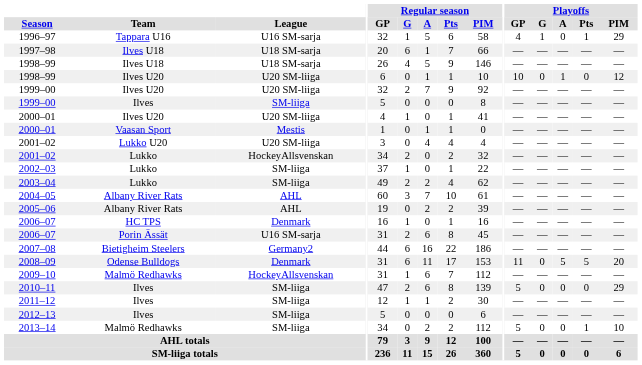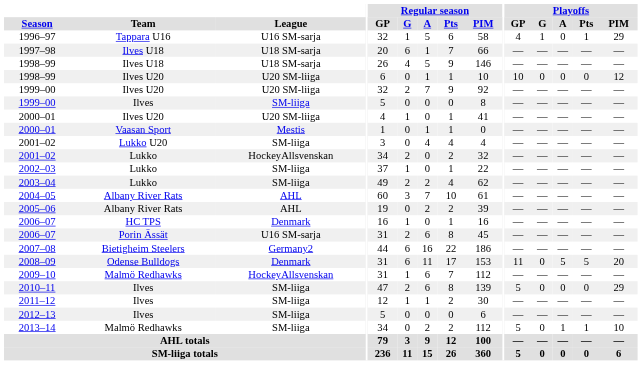(563, 76) 1 -> (563, 76) 0
(291, 142) U20 SM-liiga -> (291, 142) SM-liiga
(563, 327) 0 -> (563, 327) 1
